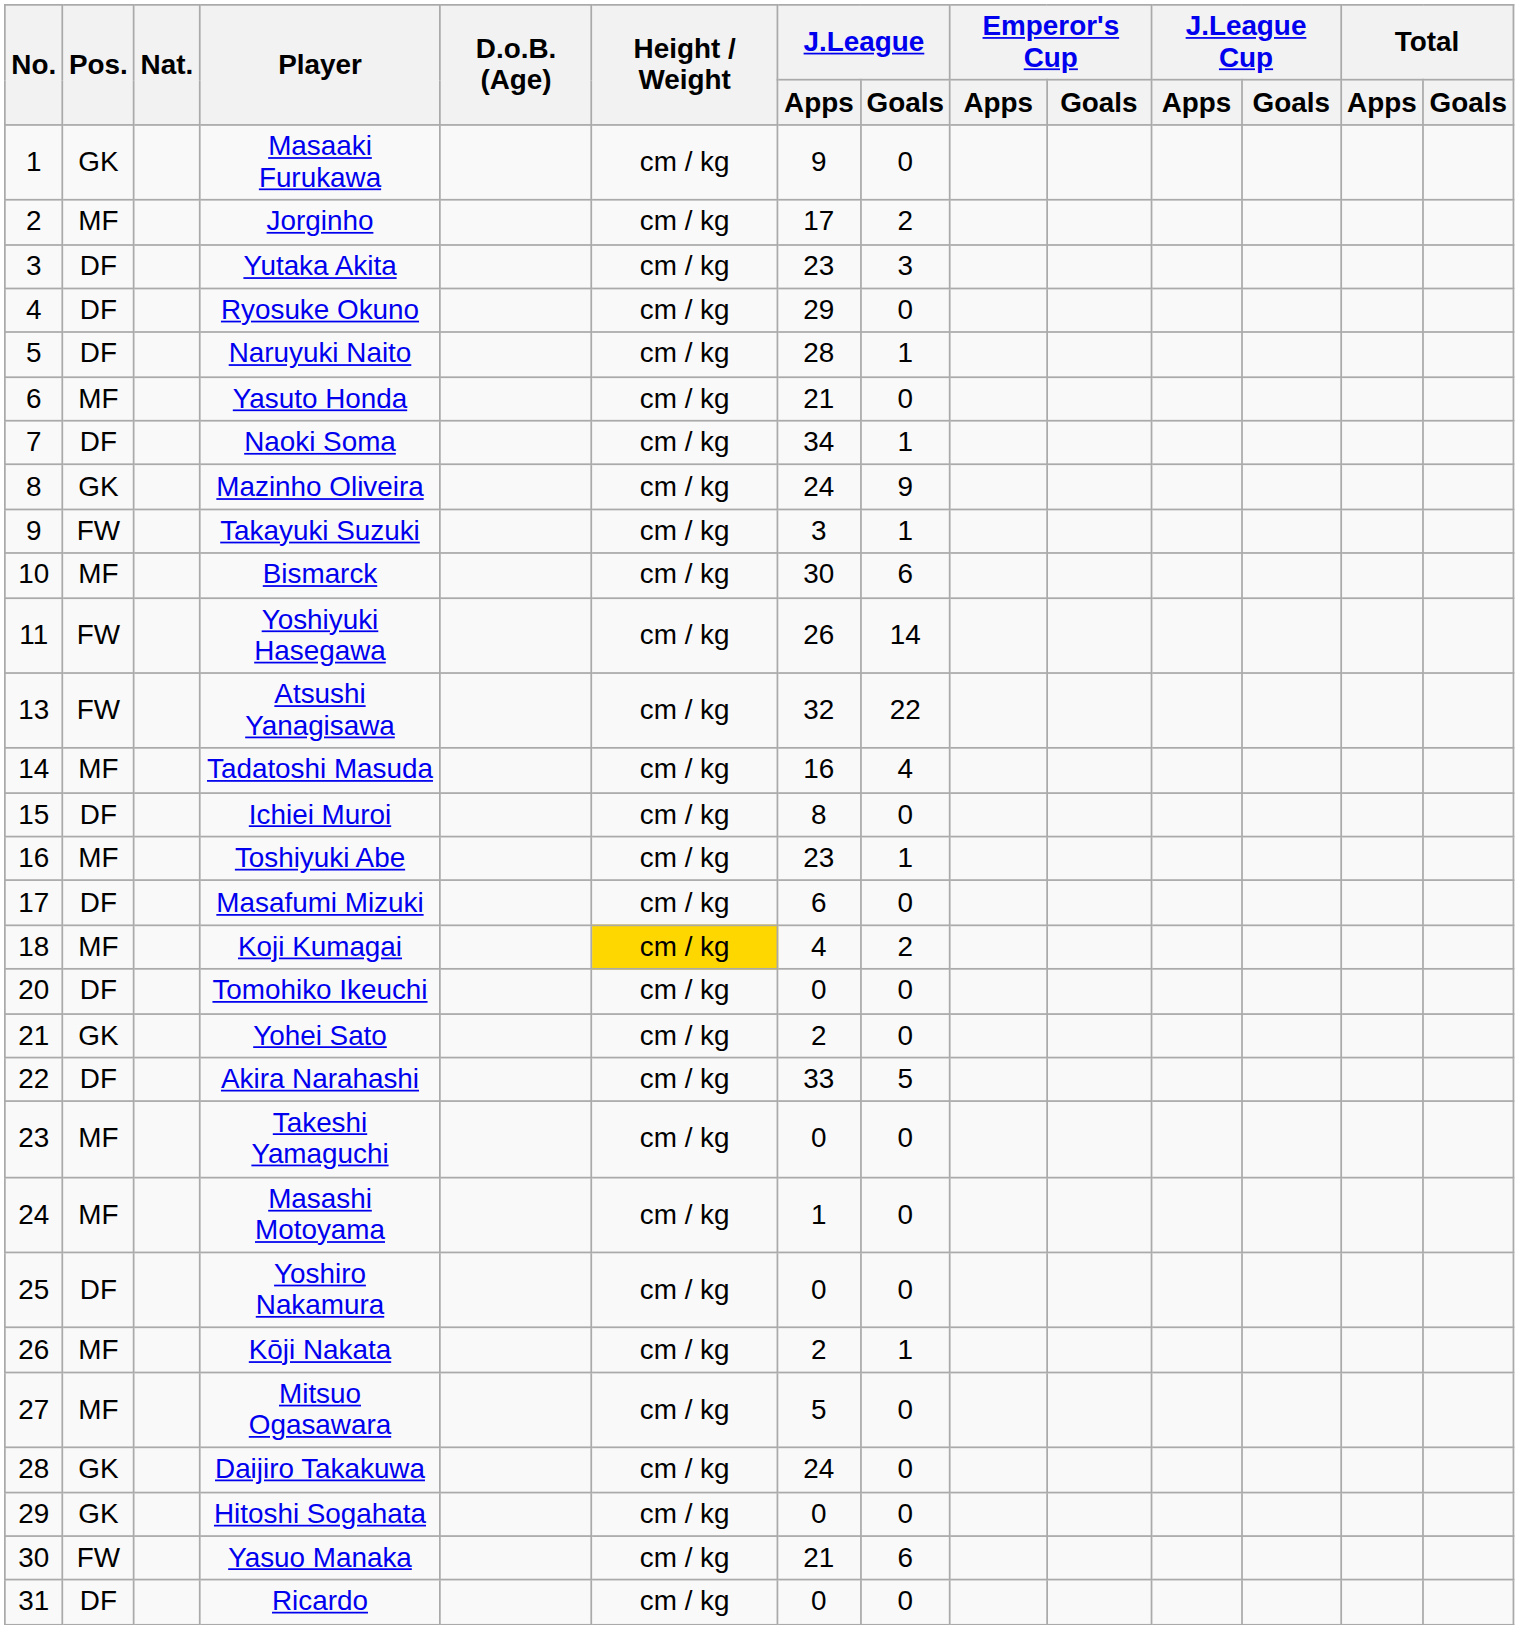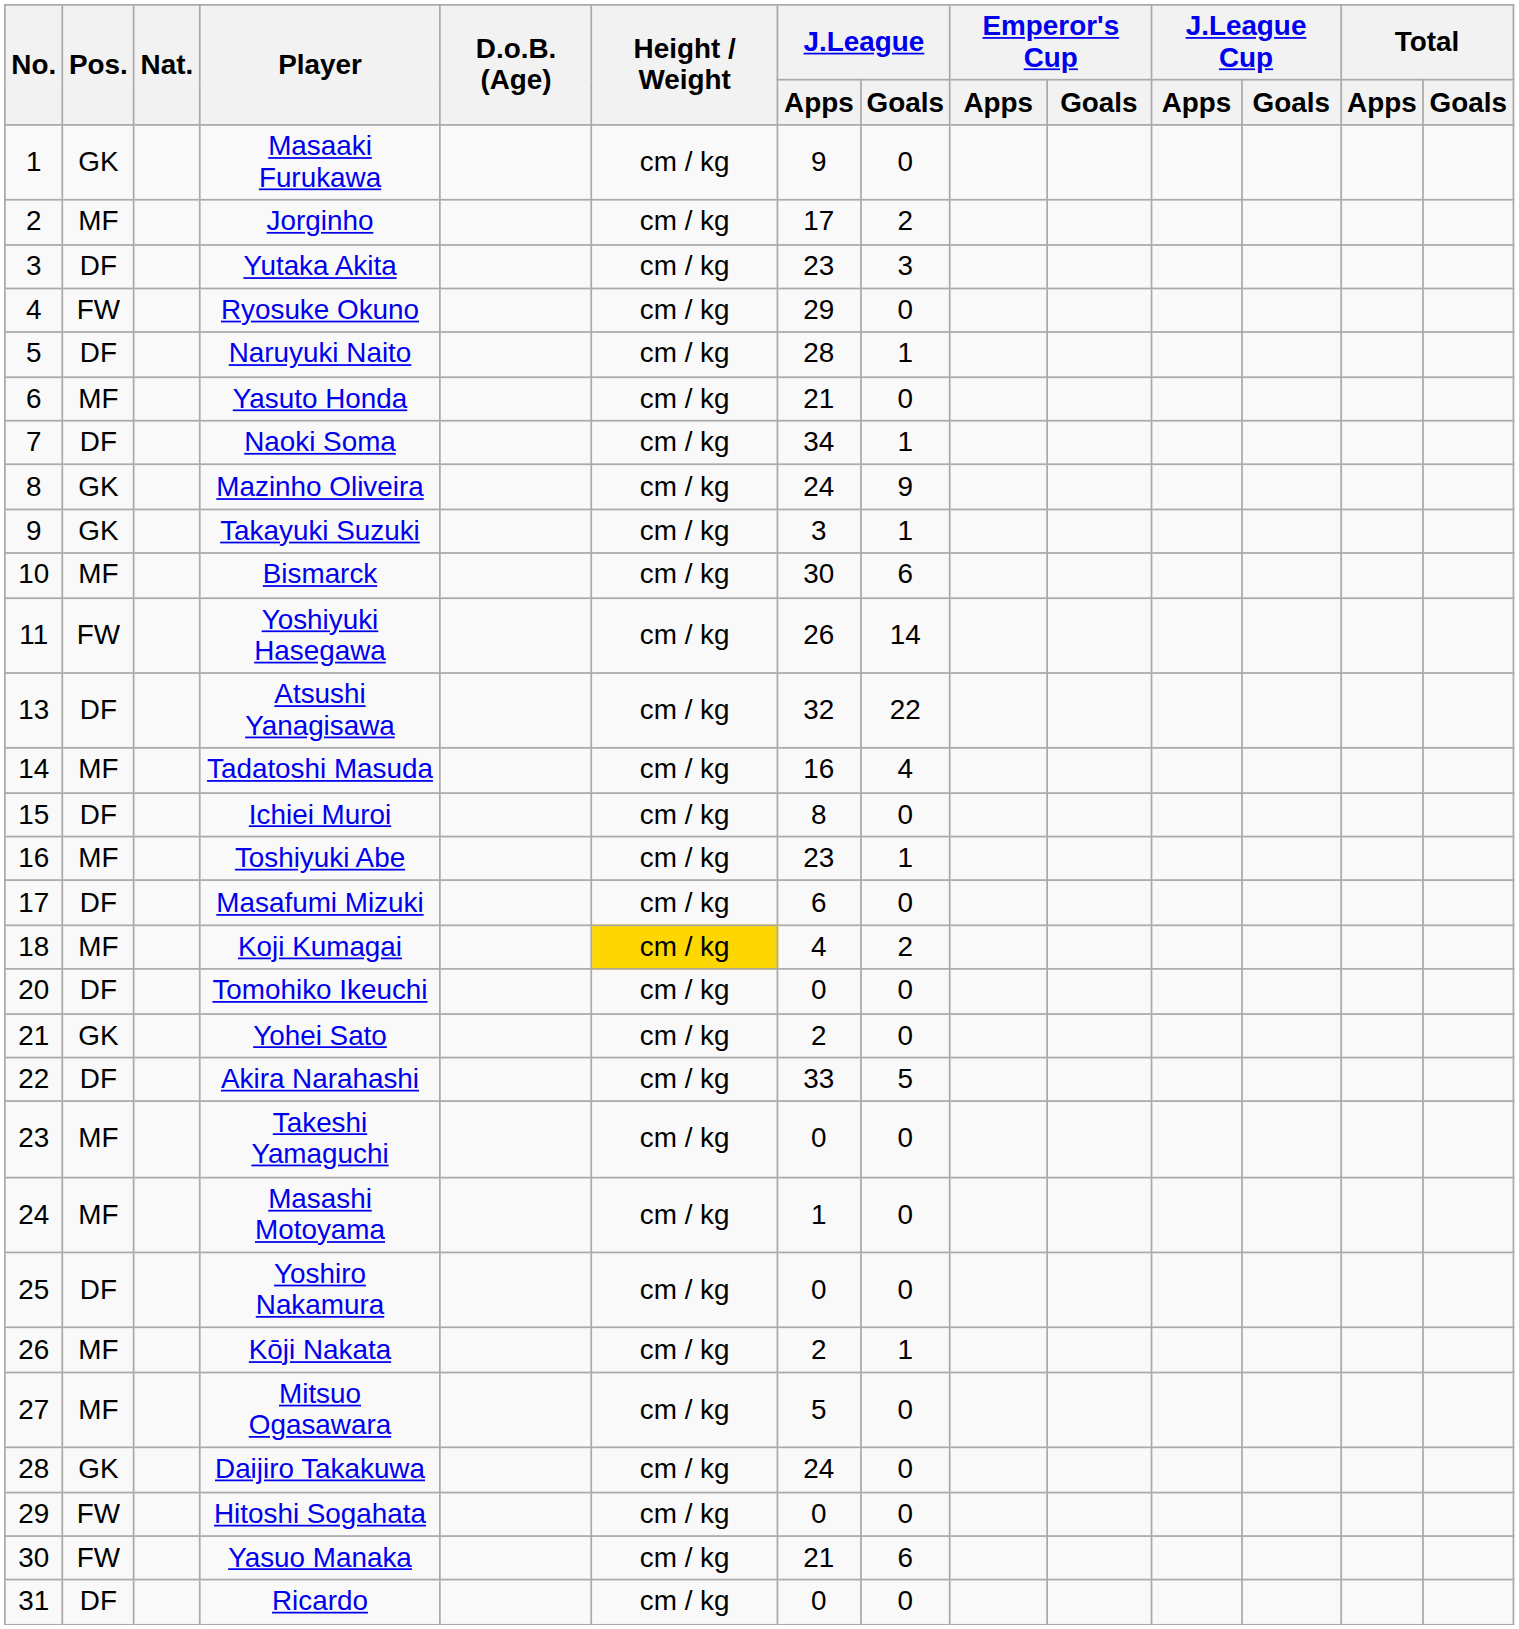(98, 309) DF -> (98, 309) FW
(98, 530) FW -> (98, 530) GK
(98, 710) FW -> (98, 710) DF
(98, 1513) GK -> (98, 1513) FW
